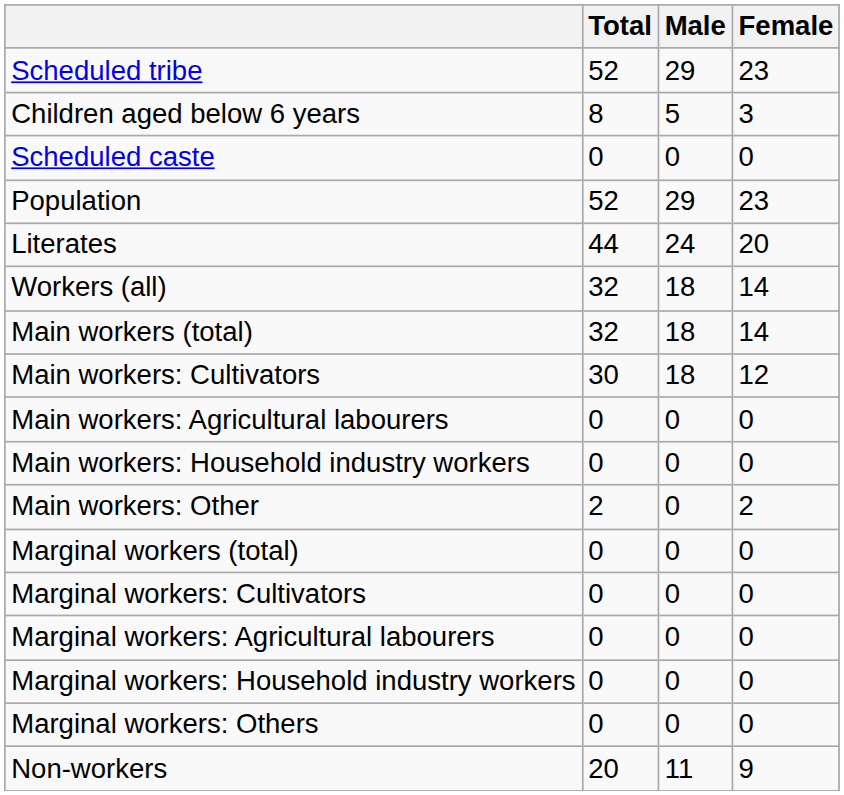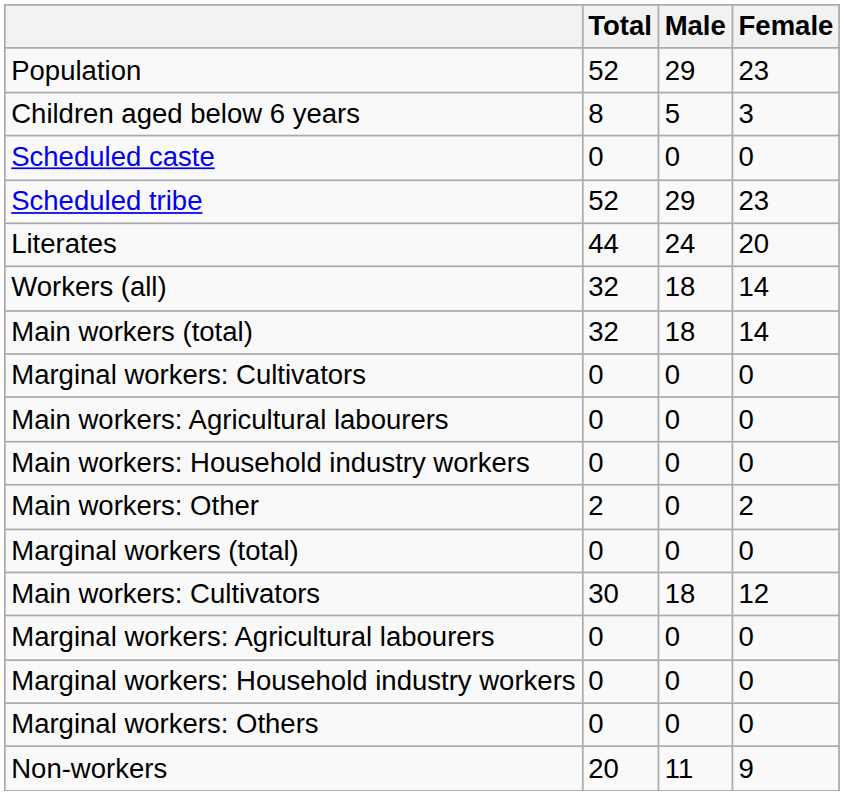rows swapped: (76, 200) <-> (107, 69)
rows swapped: (166, 375) <-> (189, 593)
